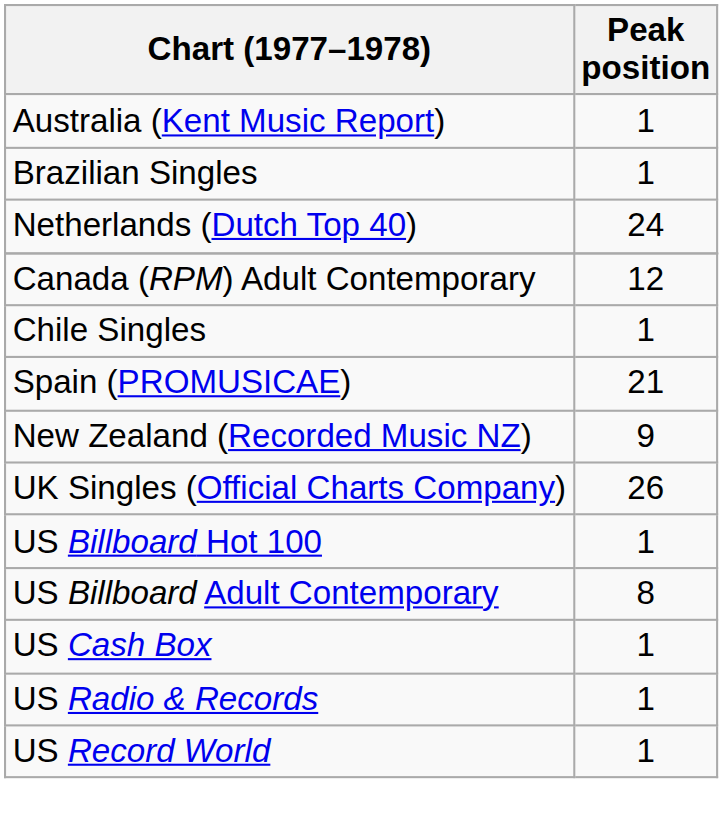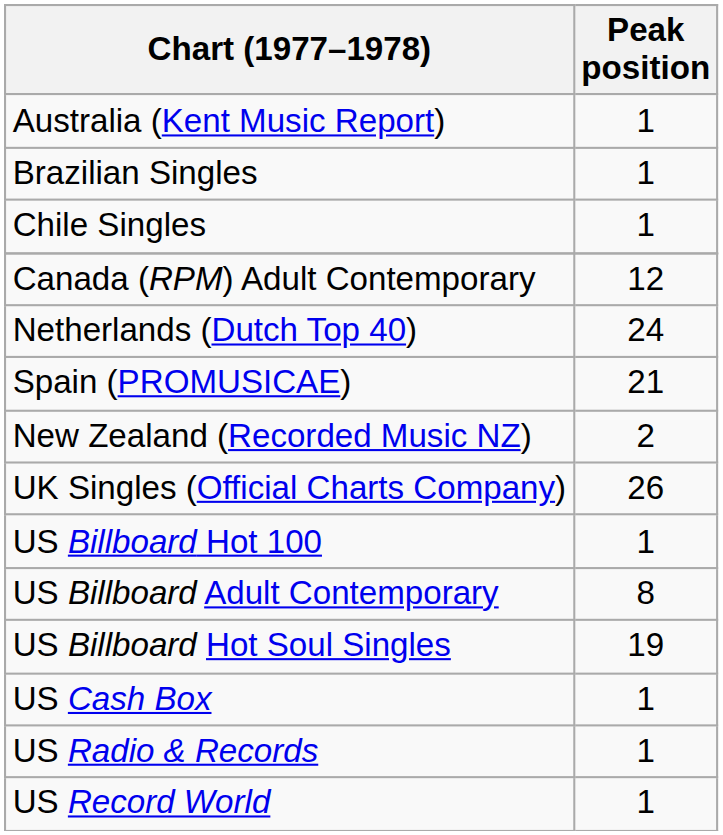rows swapped: (109, 330) <-> (215, 225)
(646, 435) 9 -> (646, 435) 2
+ row: (232, 645)
